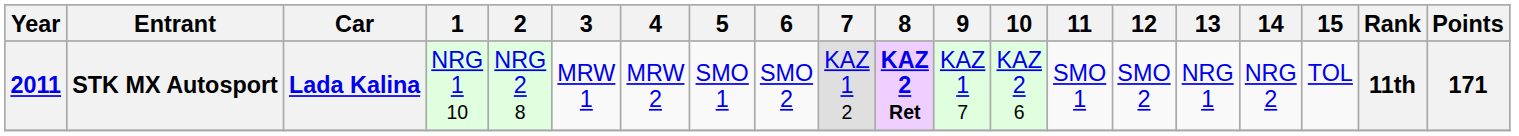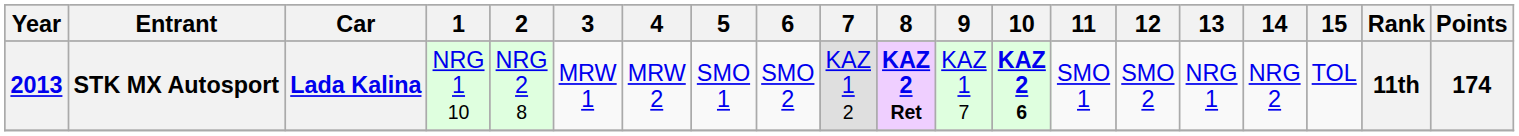(36, 86) 2011 -> (36, 86) 2013
(1019, 85) normal -> (1022, 86) bold
(1468, 86) 171 -> (1472, 86) 174
